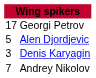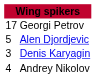(8, 68) 7 -> (8, 68) 4
